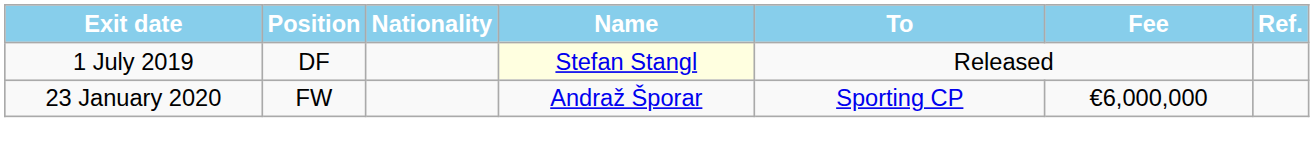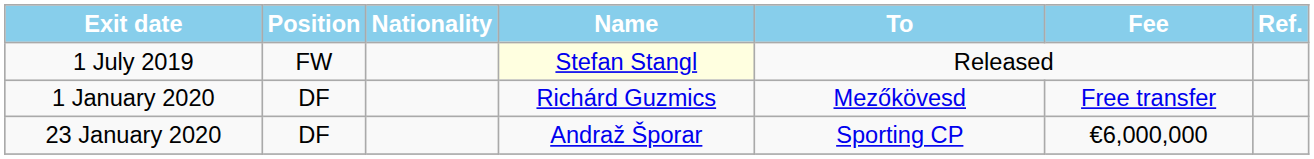(314, 61) DF -> (314, 61) FW
+ row: (133, 98)
(314, 98) FW -> (314, 136) DF
